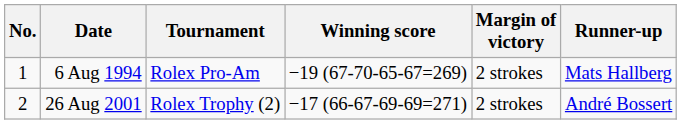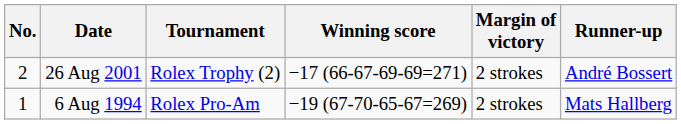rows swapped: (98, 73) <-> (93, 103)
